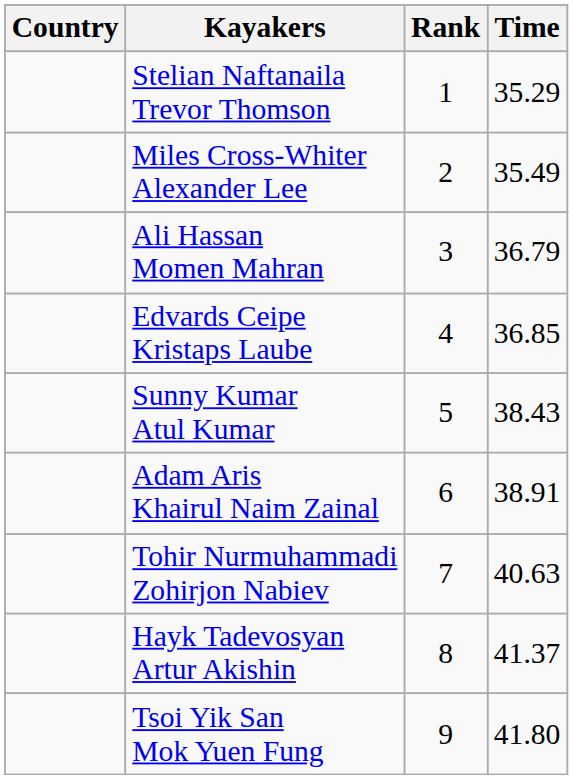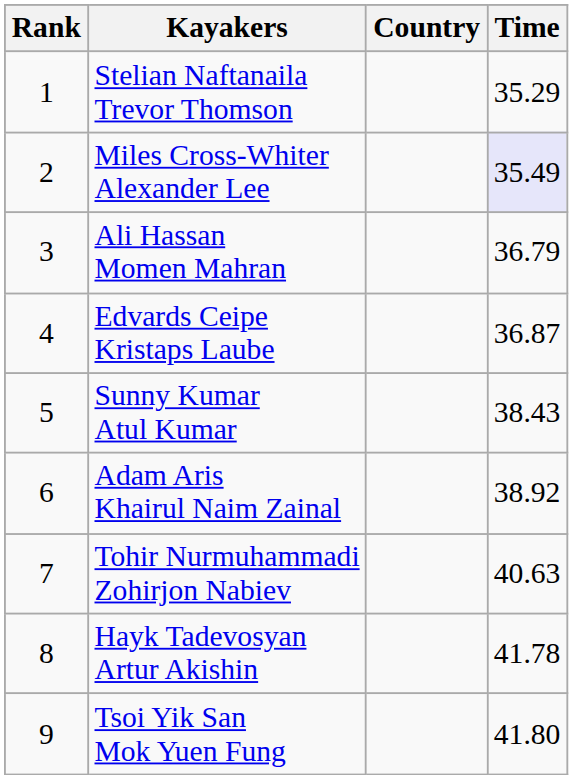columns swapped: (446, 27) <-> (65, 27)
(527, 171) no background -> (527, 171) lavender background
(527, 332) 36.85 -> (527, 332) 36.87
(527, 492) 38.91 -> (527, 492) 38.92
(527, 653) 41.37 -> (527, 653) 41.78
